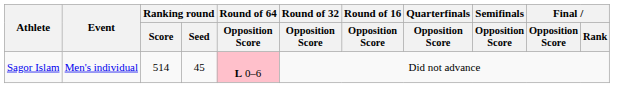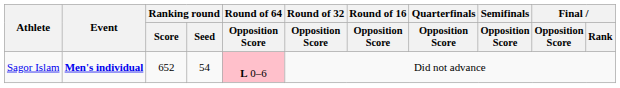(101, 67) normal -> (104, 67) bold
(161, 67) 514 -> (166, 67) 652
(199, 67) 45 -> (205, 67) 54
